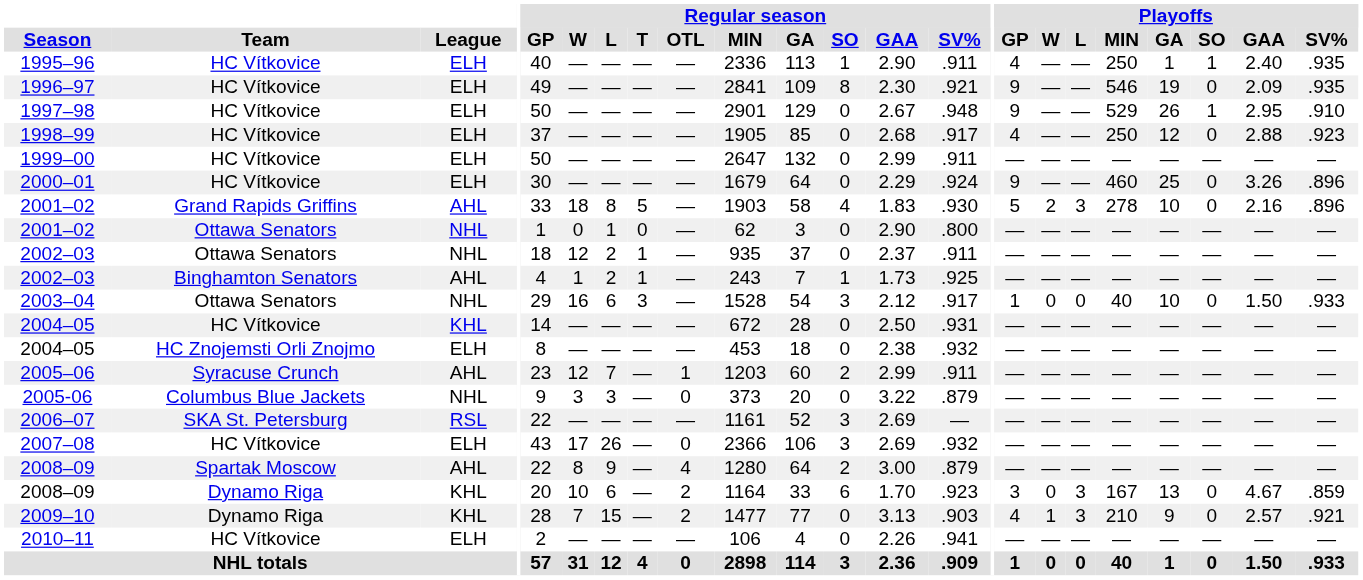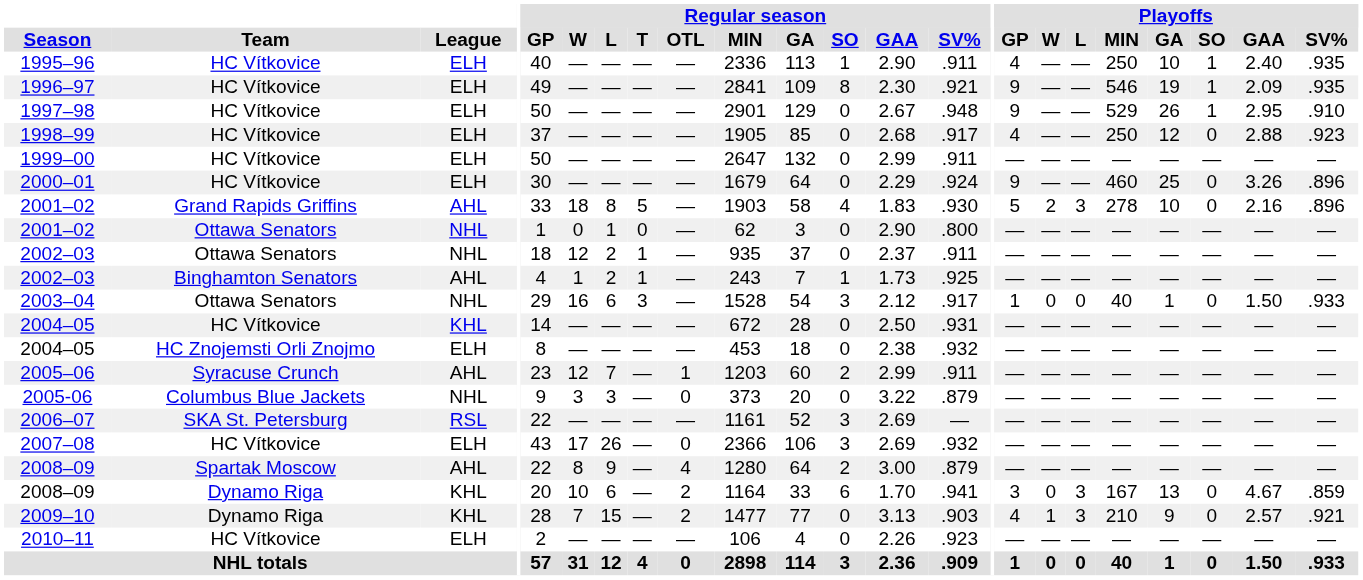(1169, 63) 1 -> (1169, 63) 10
(1212, 87) 0 -> (1212, 87) 1
(1169, 301) 10 -> (1169, 301) 1
(959, 491) .923 -> (959, 491) .941
(959, 539) .941 -> (959, 539) .923
